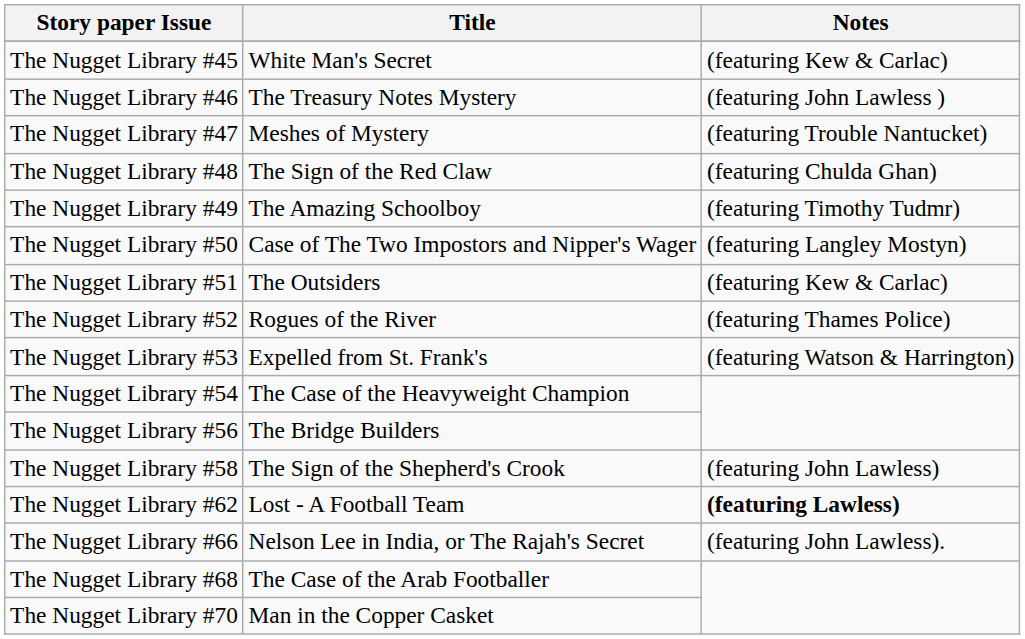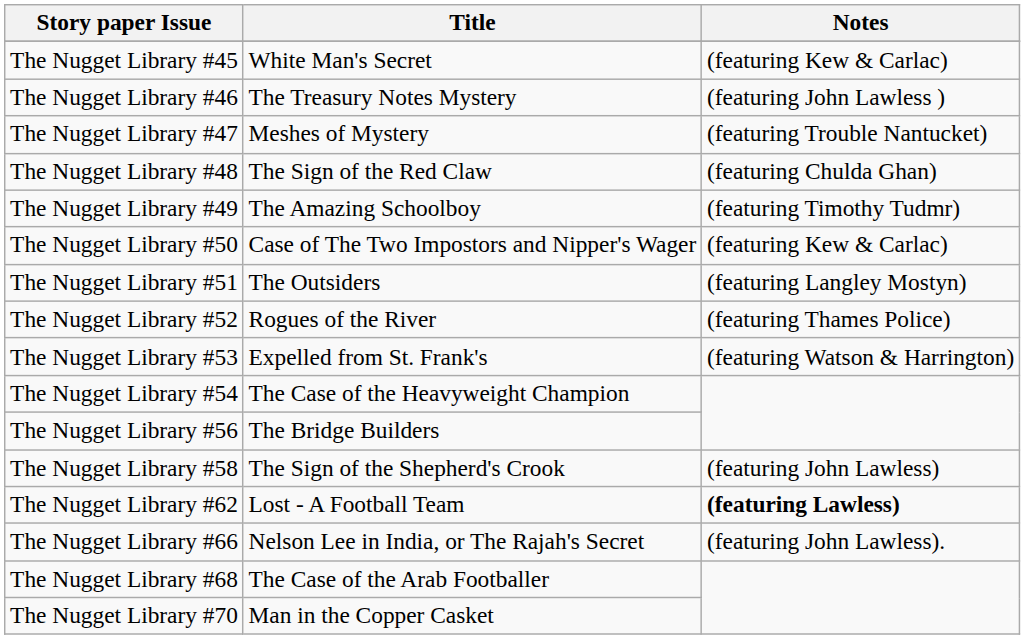(837, 245) (featuring Langley Mostyn) -> (827, 245) (featuring Kew & Carlac)
(827, 282) (featuring Kew & Carlac) -> (837, 282) (featuring Langley Mostyn)
